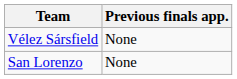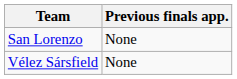rows swapped: (45, 62) <-> (53, 39)
